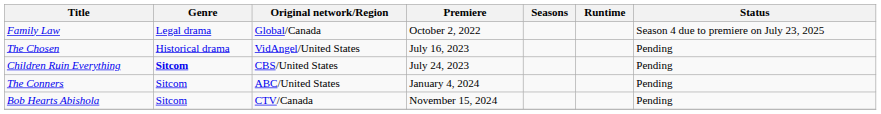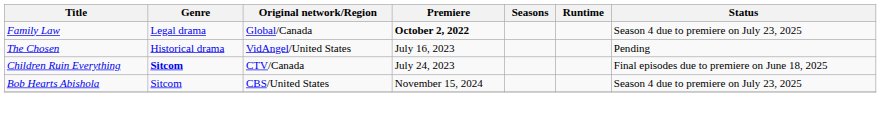(445, 30) normal -> (432, 30) bold
(296, 65) CBS/United States -> (275, 65) CTV/Canada
(654, 65) Pending -> (721, 65) Final episodes due to premiere on June 18, 2025
- row: (35, 83)
(284, 100) CTV/Canada -> (287, 83) CBS/United States
(654, 100) Pending -> (708, 83) Season 4 due to premiere on July 23, 2025
